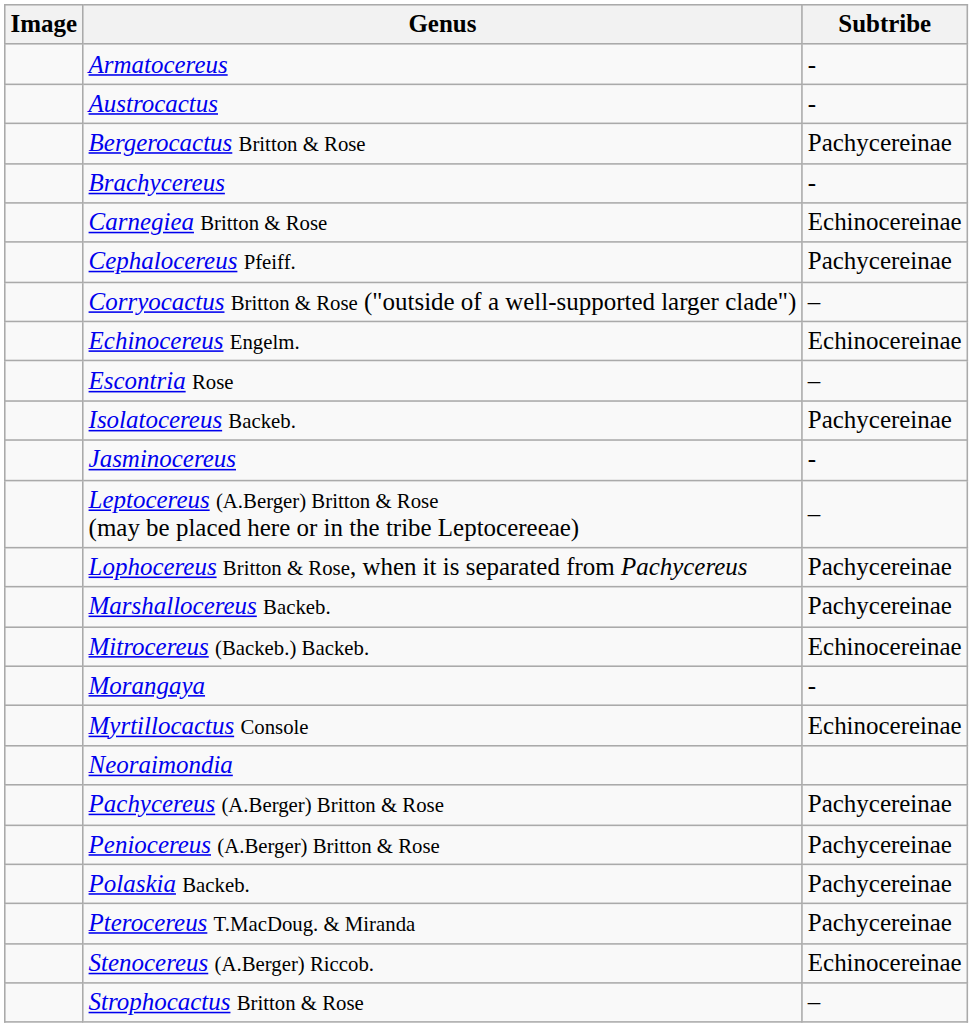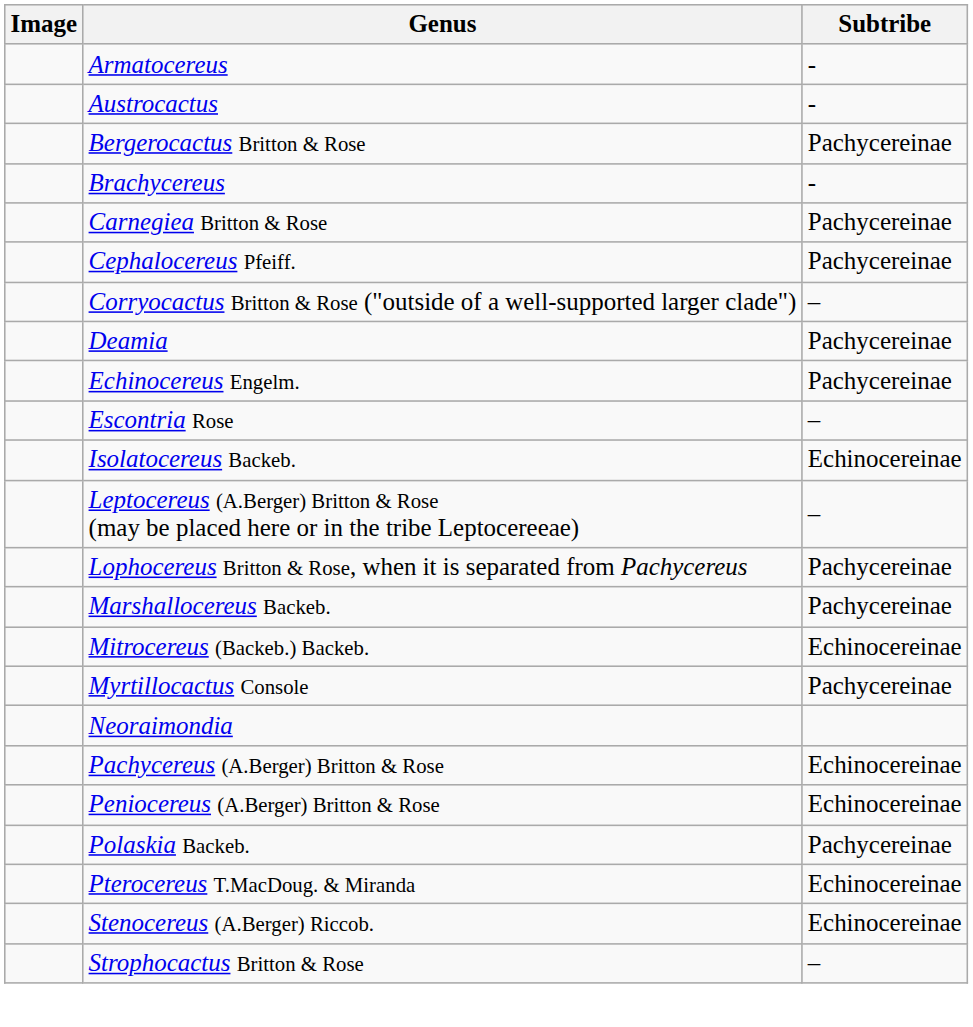(885, 222) Echinocereinae -> (880, 222) Pachycereinae
+ row: (128, 340)
(885, 340) Echinocereinae -> (880, 380) Pachycereinae
(880, 420) Pachycereinae -> (885, 459) Echinocereinae
- row: (162, 459)
- row: (147, 685)
(885, 725) Echinocereinae -> (880, 685) Pachycereinae
(880, 804) Pachycereinae -> (885, 764) Echinocereinae
(880, 844) Pachycereinae -> (885, 804) Echinocereinae
(880, 923) Pachycereinae -> (885, 883) Echinocereinae
